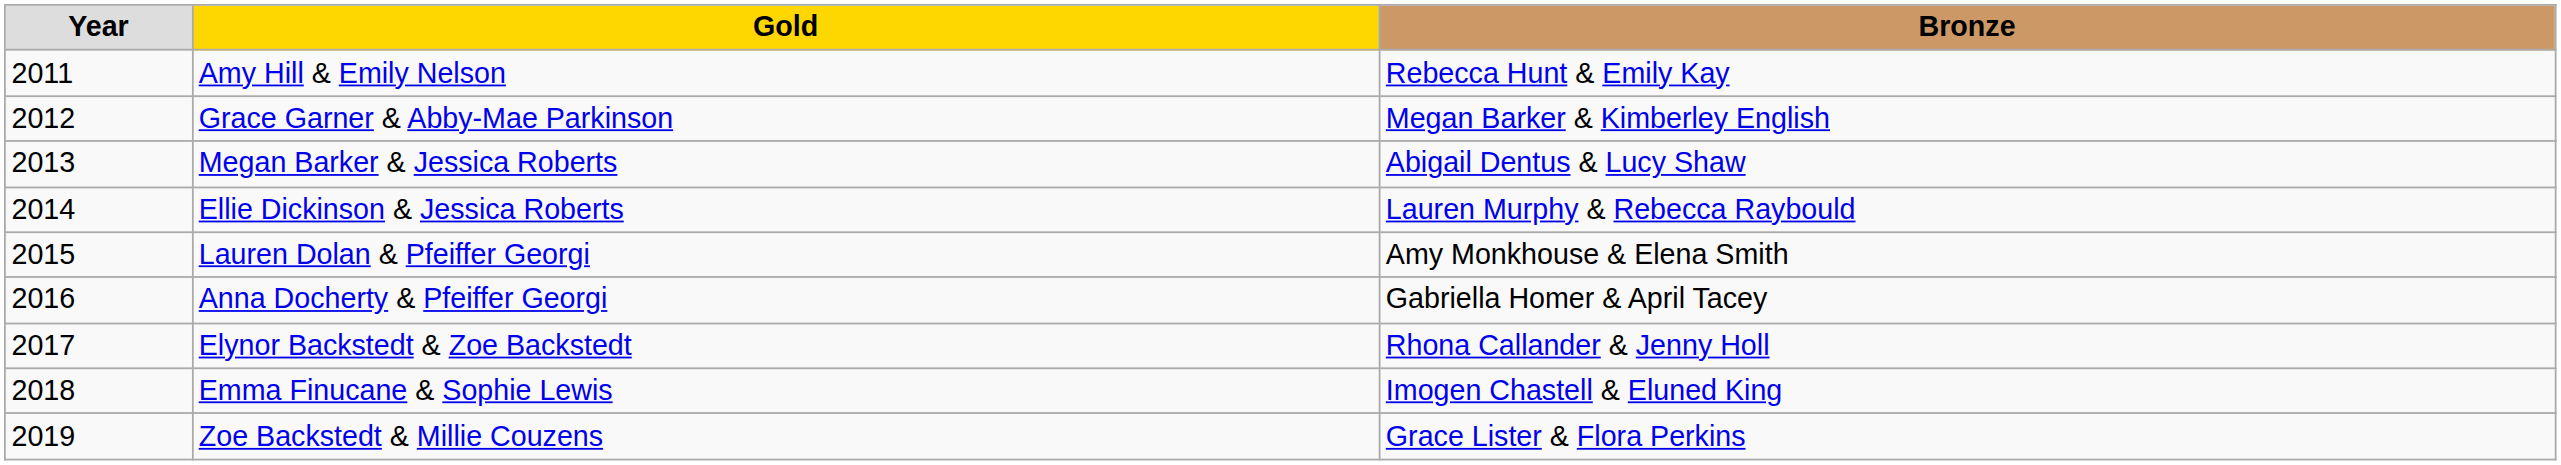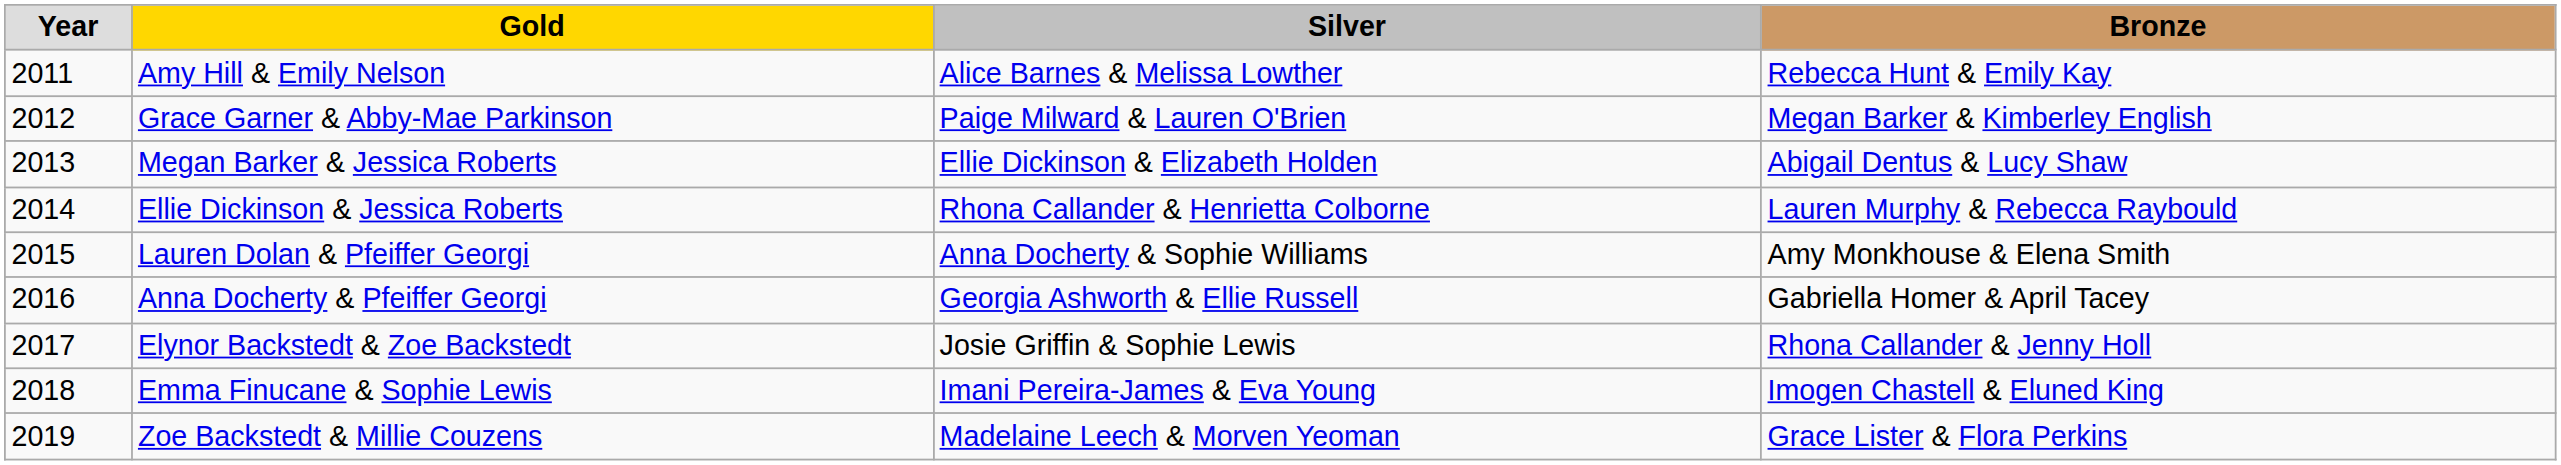+ column: (1347, 27)
